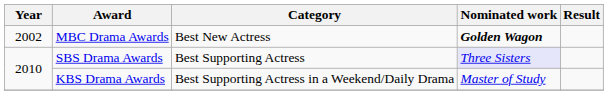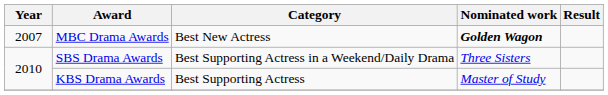(29, 36) 2002 -> (29, 36) 2007
(240, 57) Best Supporting Actress -> (315, 57) Best Supporting Actress in a Weekend/Daily Drama
(495, 57) lavender background -> (495, 57) no background
(315, 79) Best Supporting Actress in a Weekend/Daily Drama -> (240, 79) Best Supporting Actress
